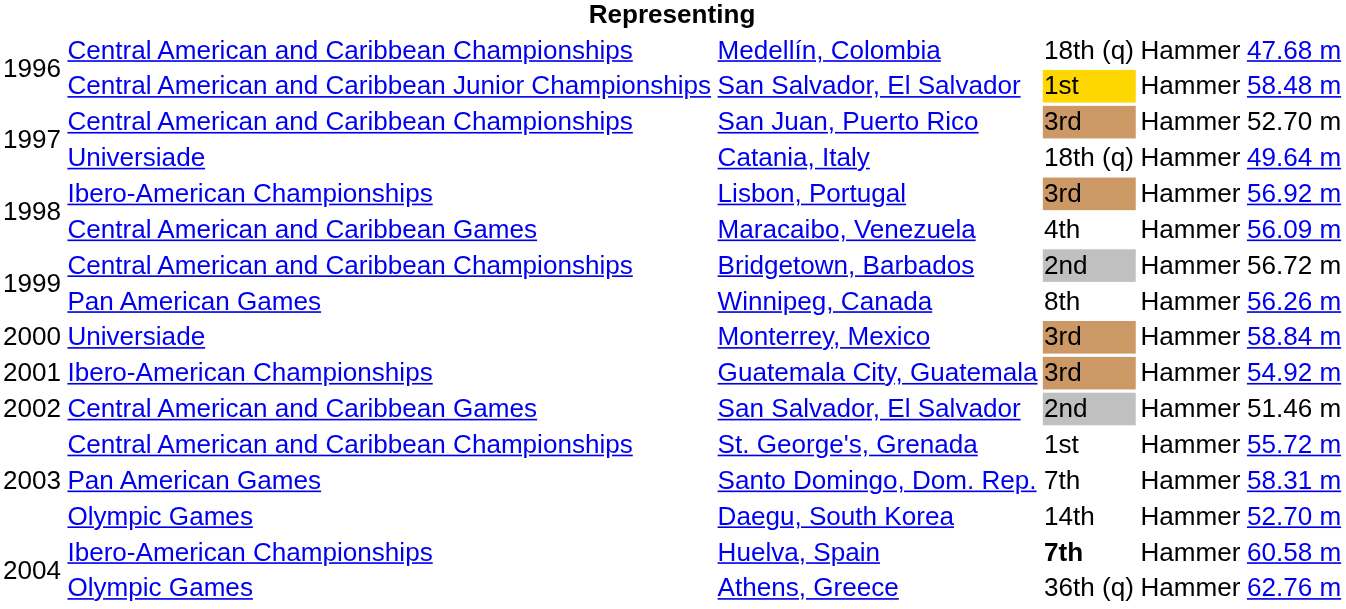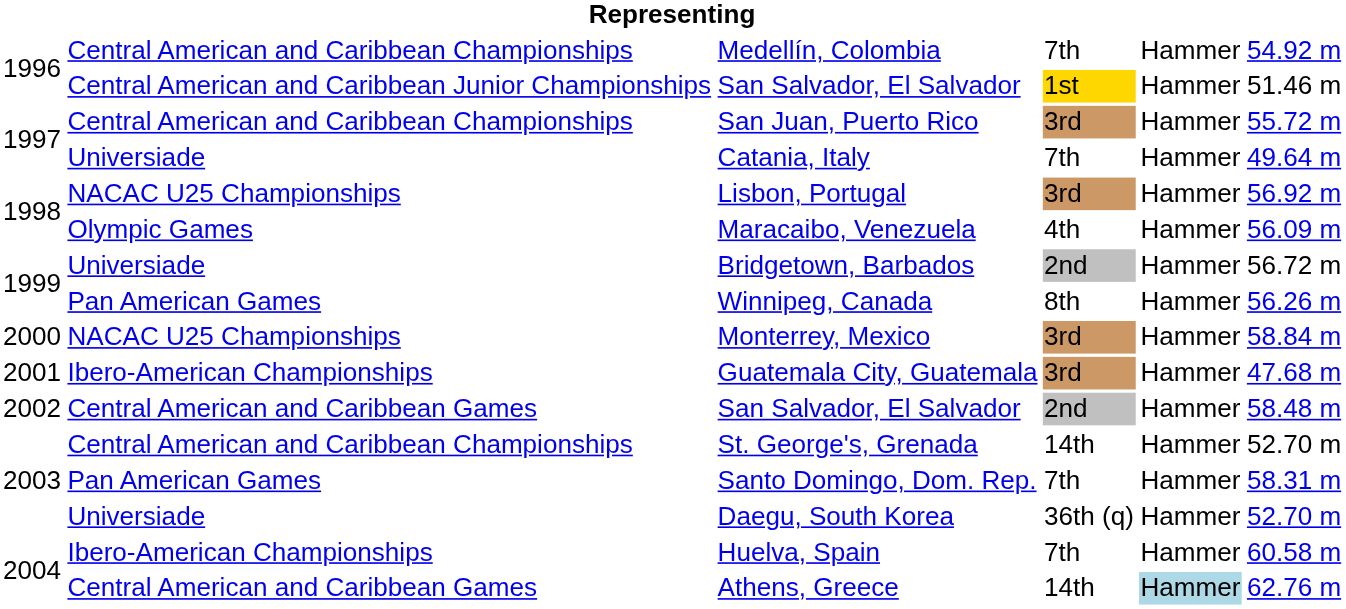(1089, 50) 18th (q) -> (1062, 50) 7th
(1294, 50) 47.68 m -> (1294, 50) 54.92 m
(1294, 85) 58.48 m -> (1294, 85) 51.46 m
(1294, 121) 52.70 m -> (1294, 121) 55.72 m
(1089, 157) 18th (q) -> (1062, 157) 7th
(250, 193) Ibero-American Championships -> (234, 193) NACAC U25 Championships
(302, 229) Central American and Caribbean Games -> (160, 229) Olympic Games
(350, 265) Central American and Caribbean Championships -> (136, 265) Universiade
(136, 336) Universiade -> (234, 336) NACAC U25 Championships
(1294, 372) 54.92 m -> (1294, 372) 47.68 m
(1294, 408) 51.46 m -> (1294, 408) 58.48 m
(1061, 444) 1st -> (1069, 444) 14th
(1294, 444) 55.72 m -> (1294, 444) 52.70 m
(160, 516) Olympic Games -> (136, 516) Universiade
(1069, 516) 14th -> (1089, 516) 36th (q)
(1064, 552) bold -> (1062, 552) normal
(160, 588) Olympic Games -> (302, 588) Central American and Caribbean Games
(1089, 588) 36th (q) -> (1069, 588) 14th
(1190, 588) no background -> (1190, 588) lightblue background
